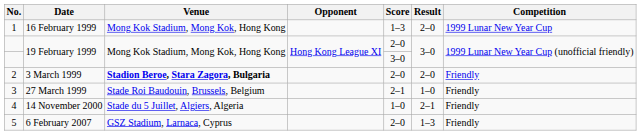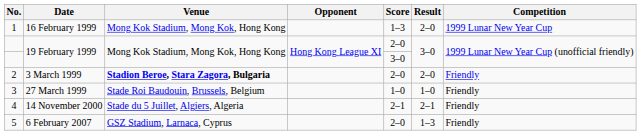(398, 91) 2–1 -> (398, 91) 1–0
(398, 106) 1–0 -> (398, 106) 2–1
